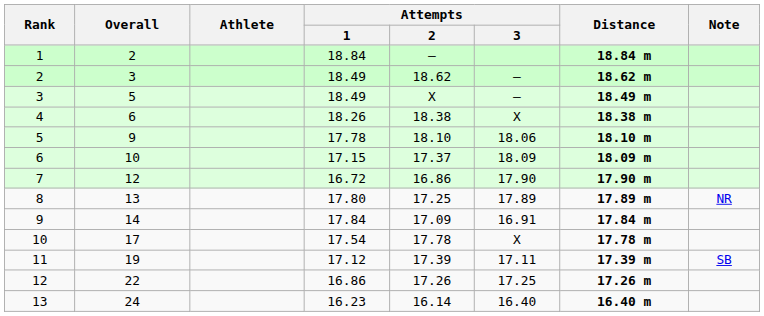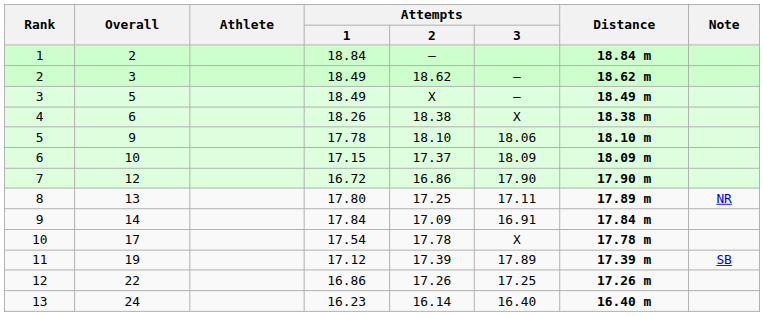(517, 199) 17.89 -> (517, 199) 17.11
(517, 260) 17.11 -> (517, 260) 17.89
